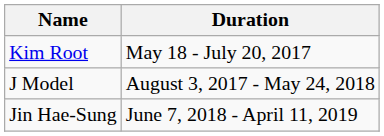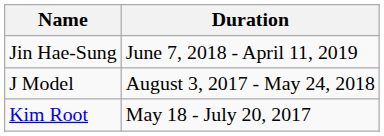rows swapped: (49, 51) <-> (63, 114)
